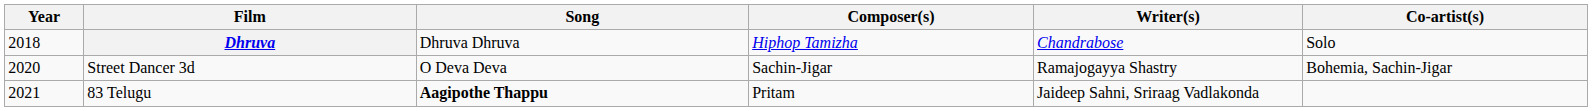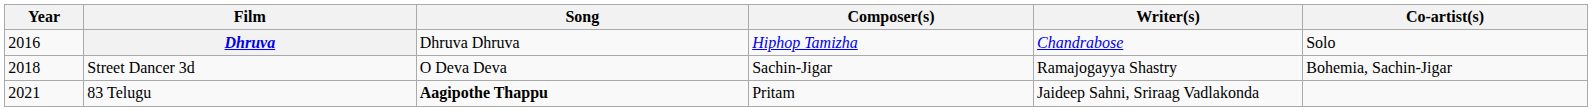(24, 42) 2018 -> (24, 42) 2016
(24, 67) 2020 -> (24, 67) 2018
